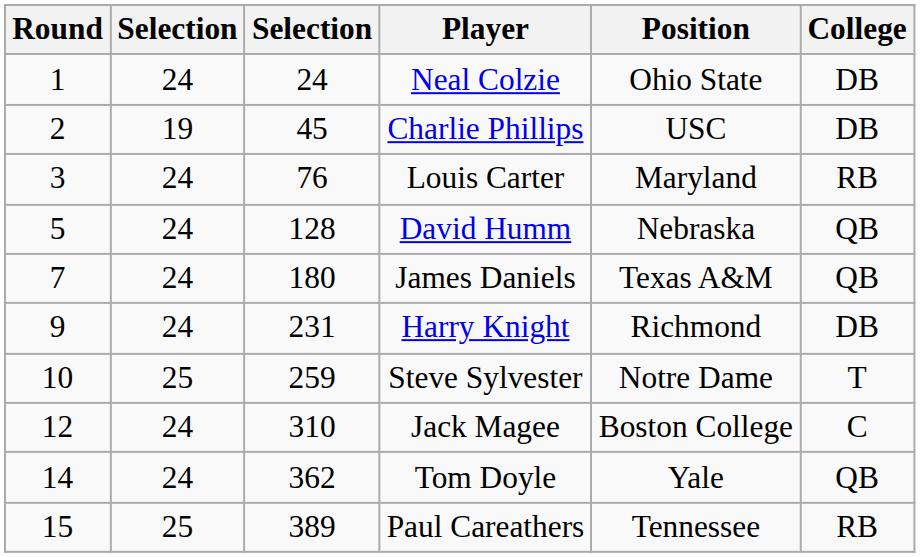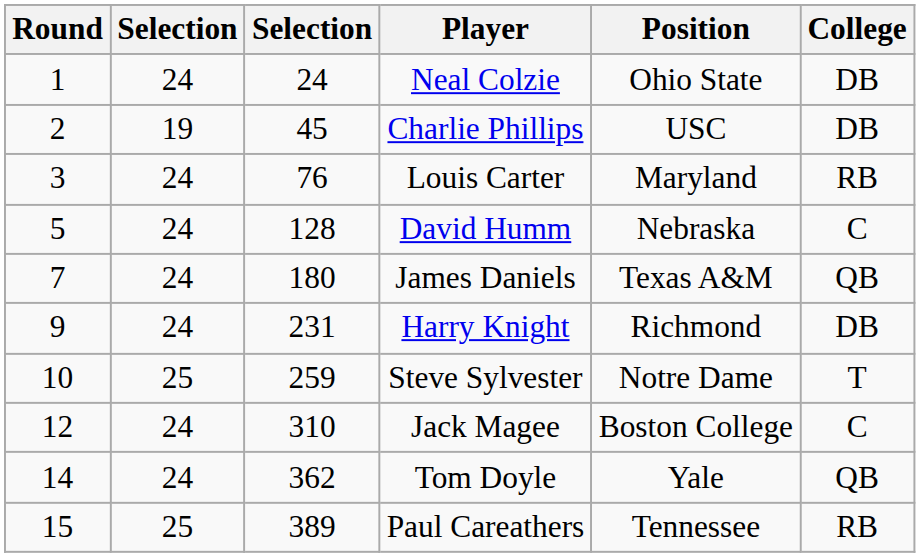(857, 228) QB -> (857, 228) C
